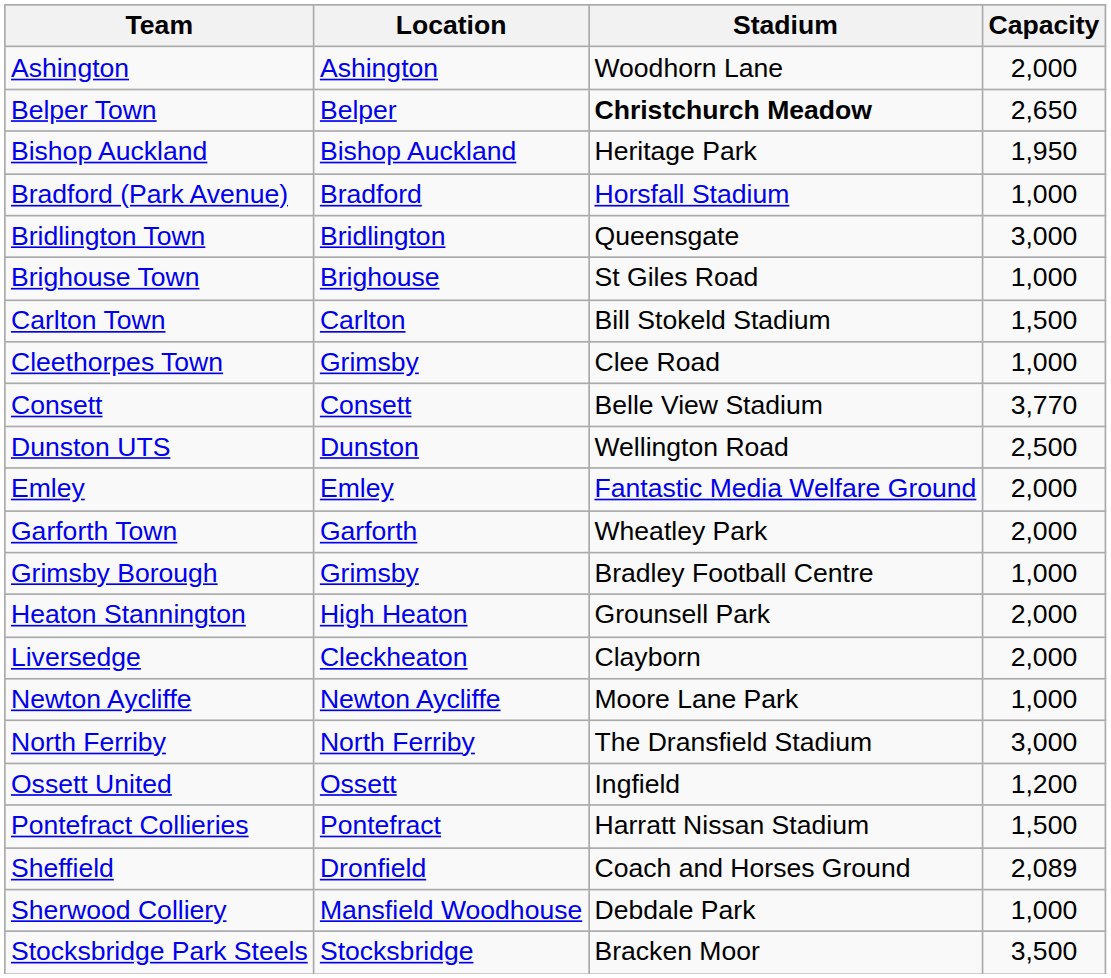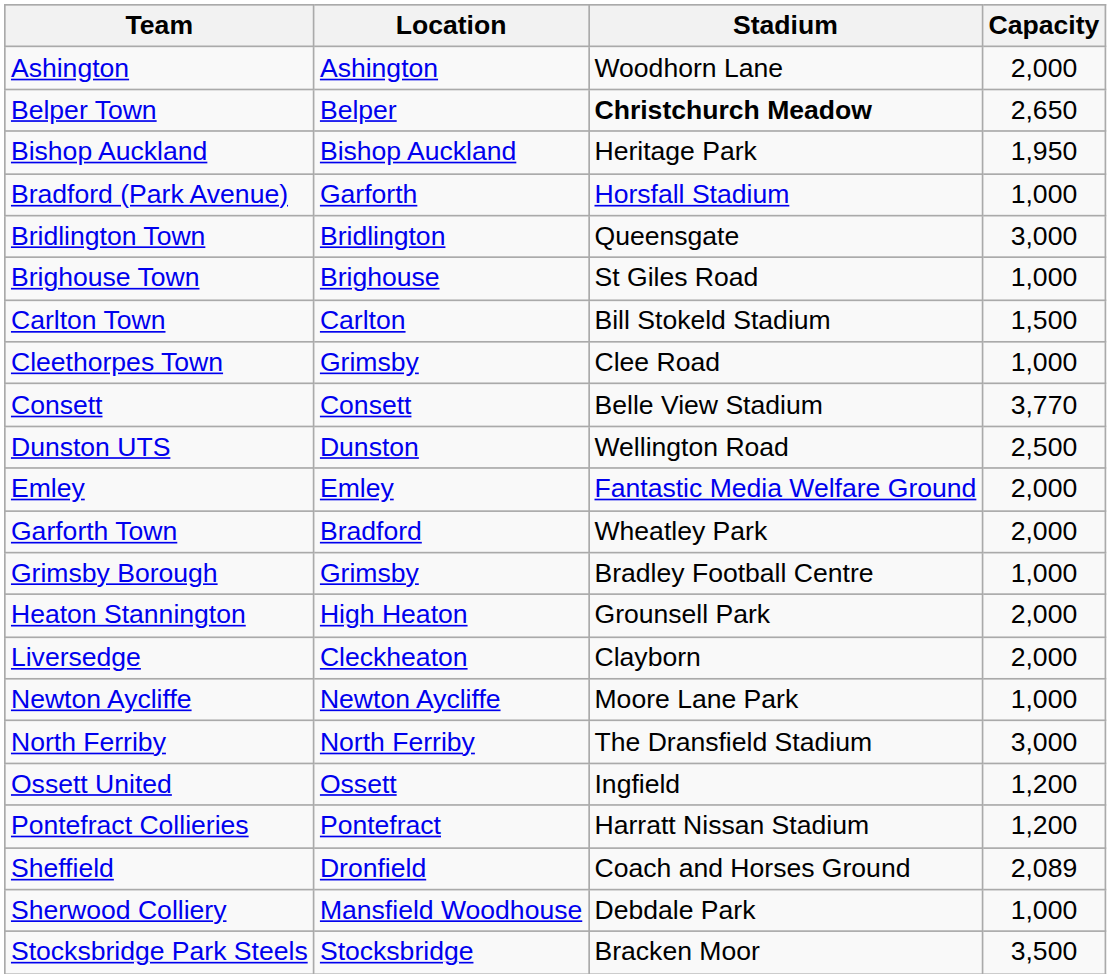(371, 194) Bradford -> (369, 194) Garforth
(369, 531) Garforth -> (371, 531) Bradford
(1044, 825) 1,500 -> (1044, 825) 1,200
